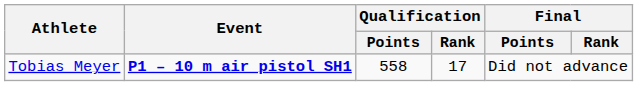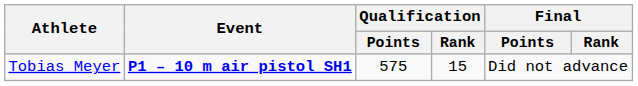(393, 67) 558 -> (393, 67) 575
(458, 67) 17 -> (458, 67) 15
